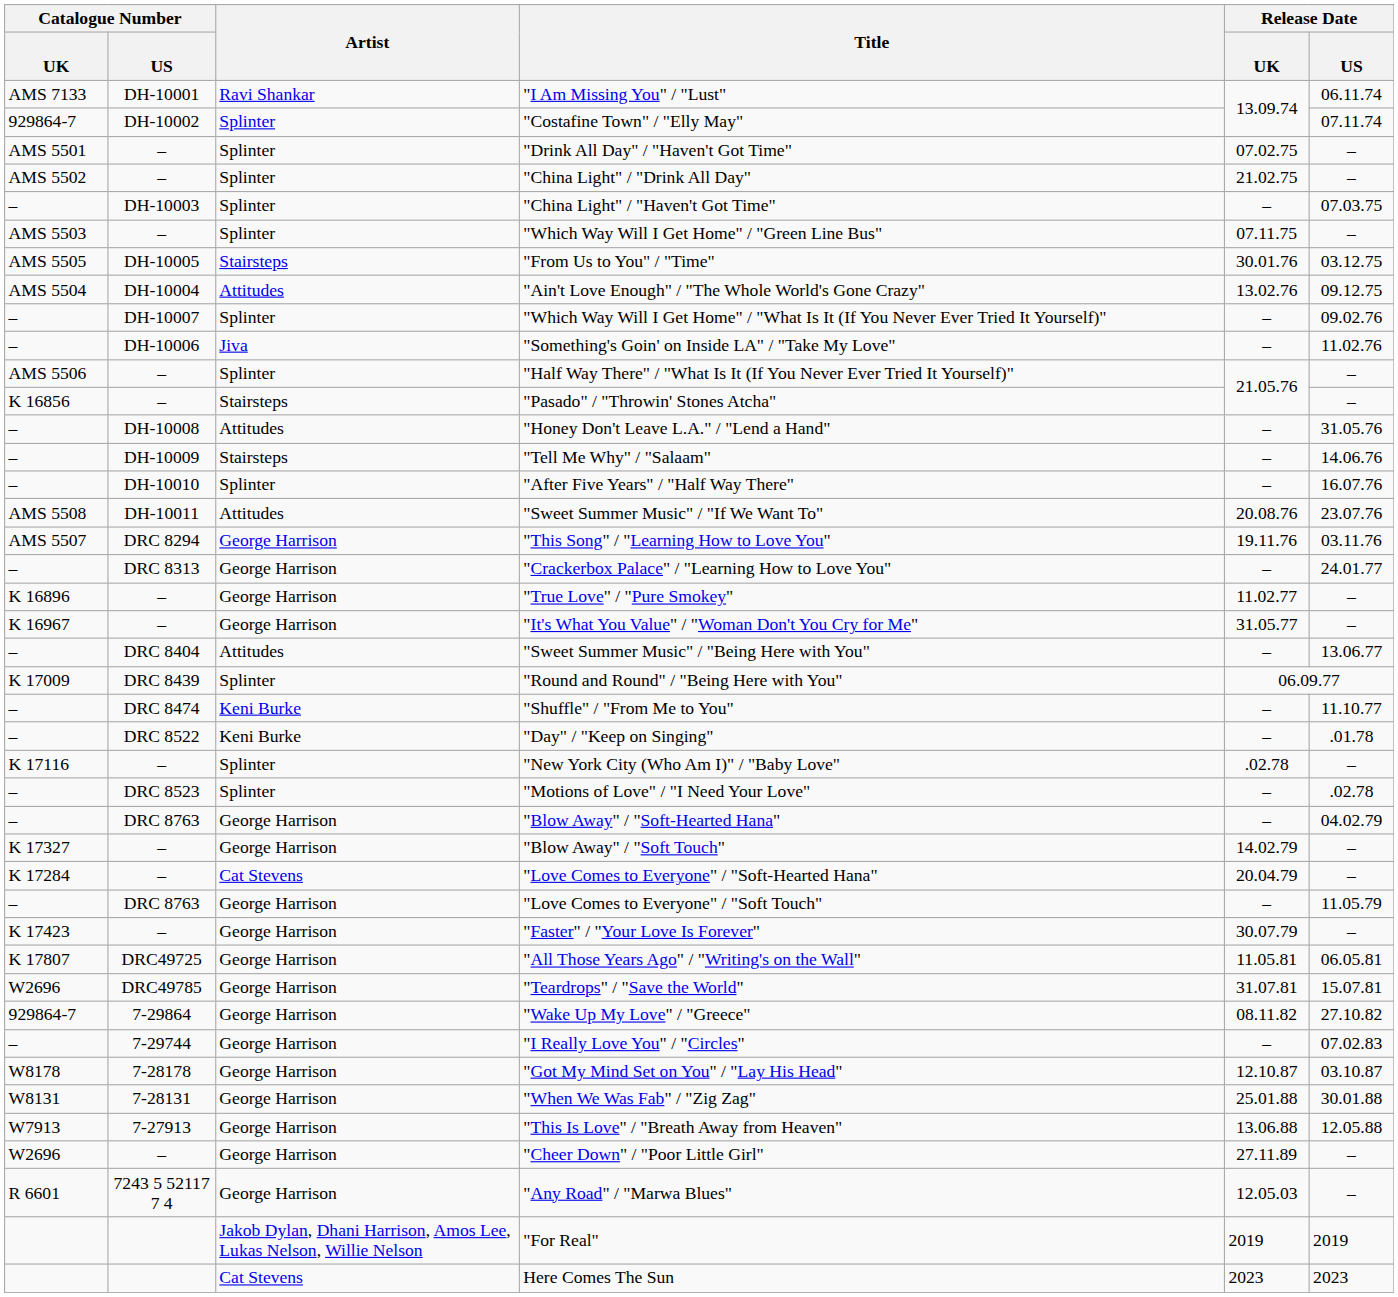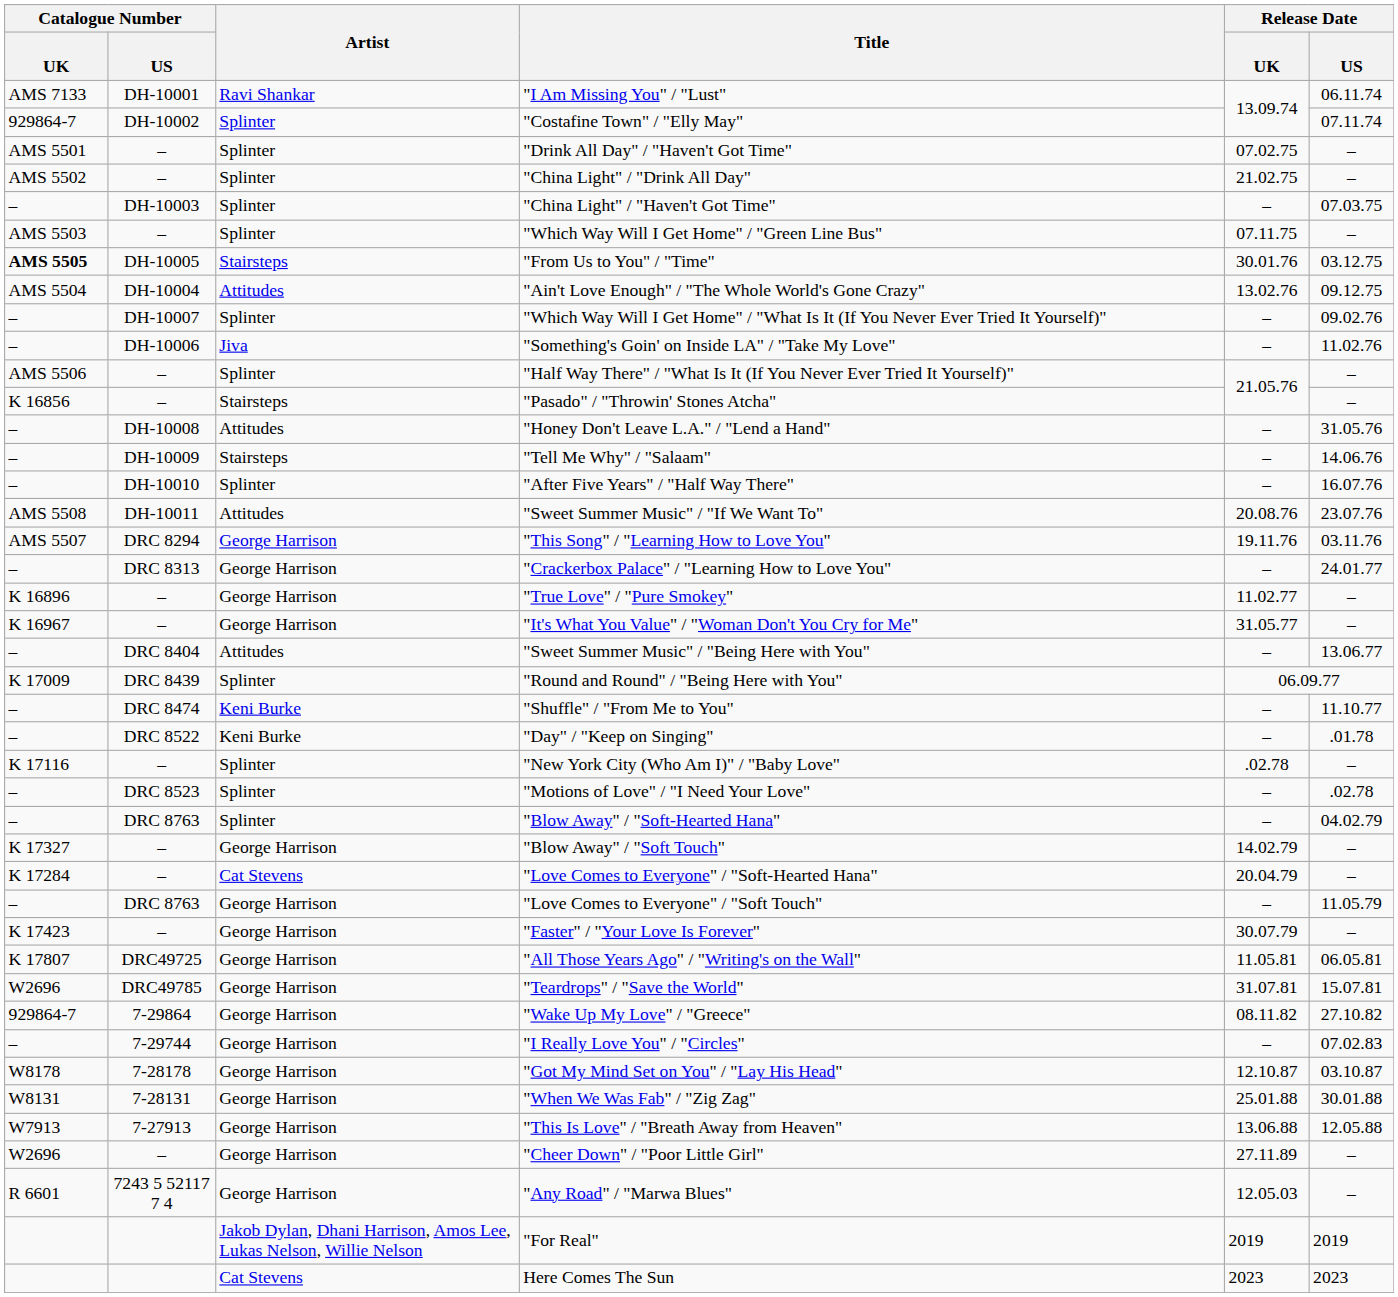(47, 261) normal -> (48, 261) bold
(278, 819) George Harrison -> (247, 819) Splinter
